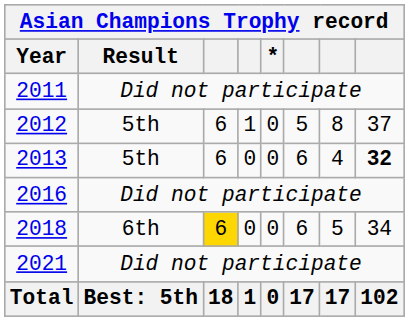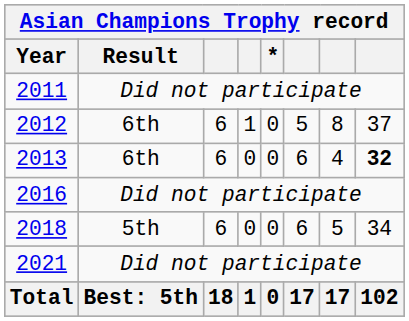(141, 126) 5th -> (141, 126) 6th
(141, 160) 5th -> (141, 160) 6th
(141, 229) 6th -> (141, 229) 5th
(221, 229) gold background -> (221, 229) no background
